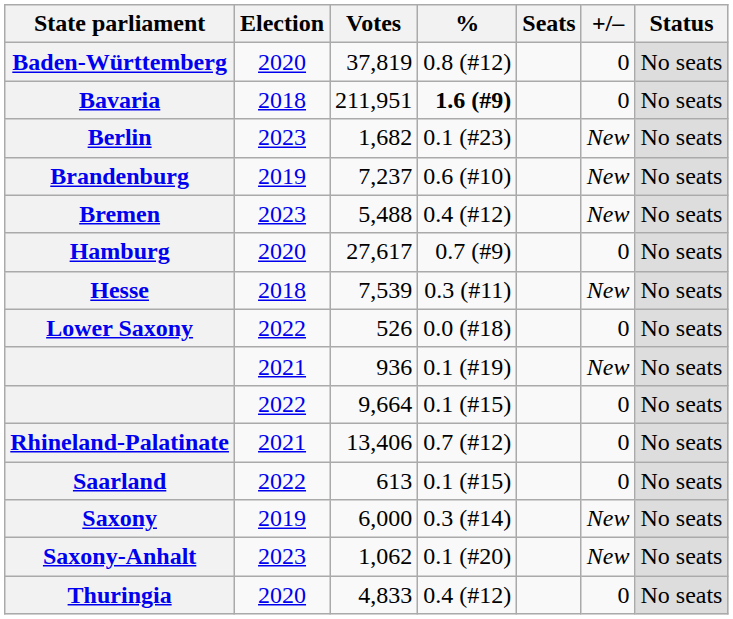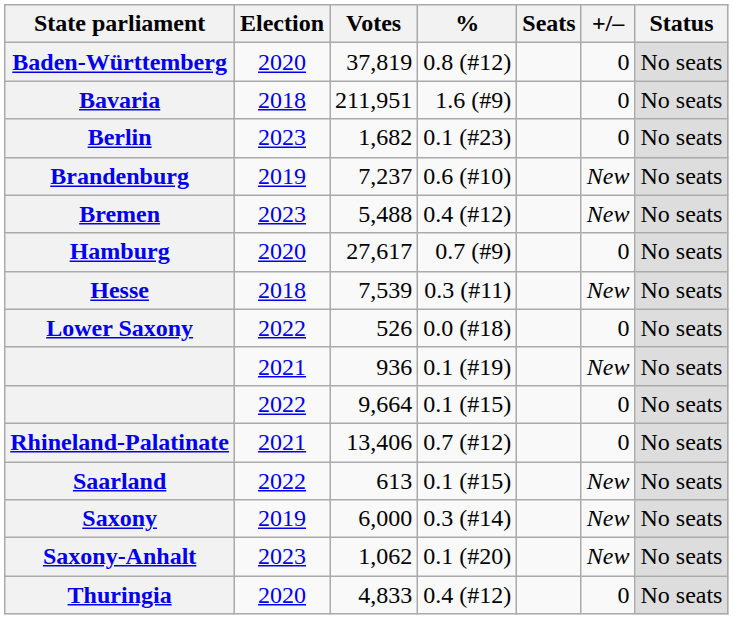(473, 99) bold -> (473, 99) normal
(608, 137) New -> (623, 137) 0
(623, 480) 0 -> (608, 480) New
